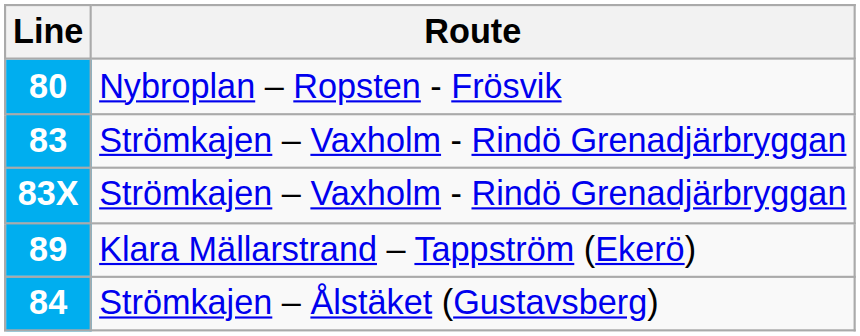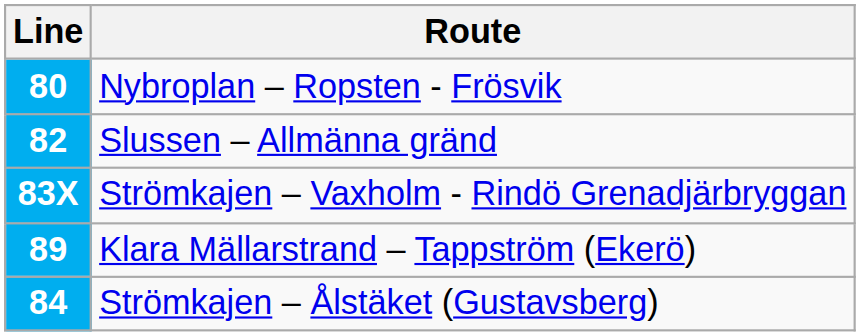+ row: (48, 140)
- row: (48, 140)
